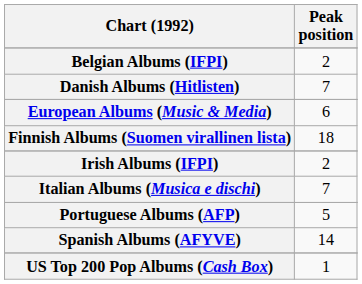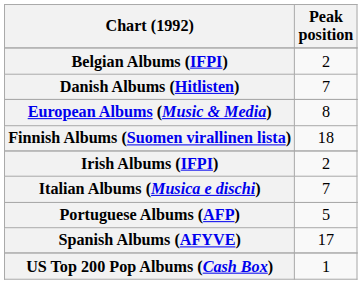(326, 112) 6 -> (326, 112) 8
(326, 240) 14 -> (326, 240) 17
